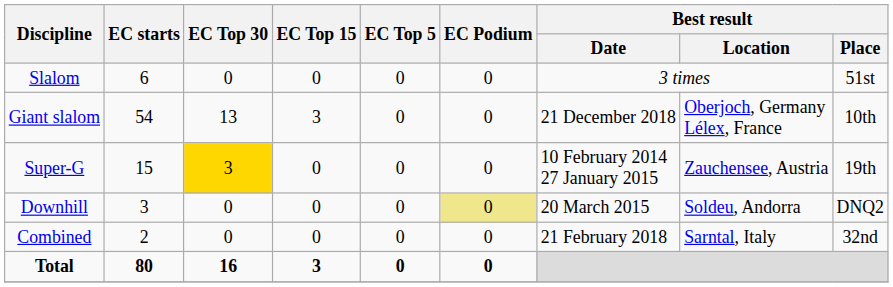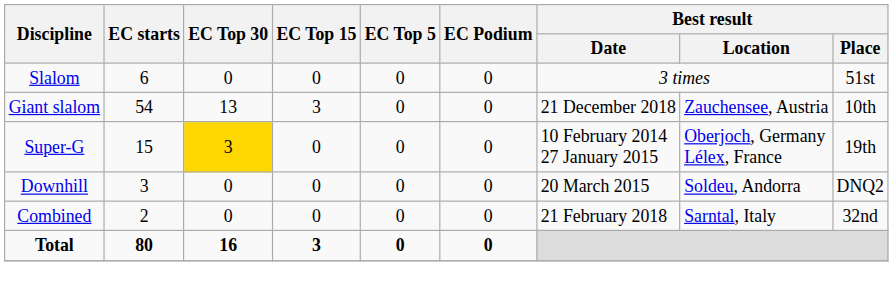(755, 117) Oberjoch, Germany Lélex, France -> (756, 107) Zauchensee, Austria
(756, 168) Zauchensee, Austria -> (755, 147) Oberjoch, Germany Lélex, France
(488, 208) khaki background -> (488, 187) no background
